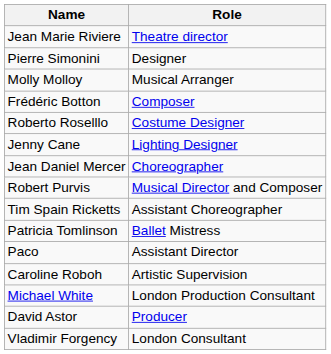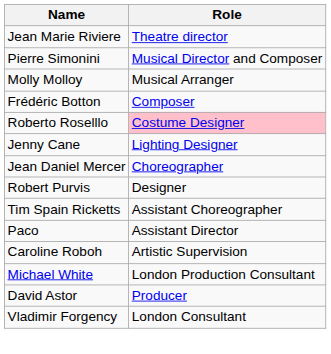(159, 58) Designer -> (227, 58) Musical Director and Composer
(188, 123) no background -> (188, 123) pink background
(227, 187) Musical Director and Composer -> (159, 187) Designer
- row: (63, 230)
